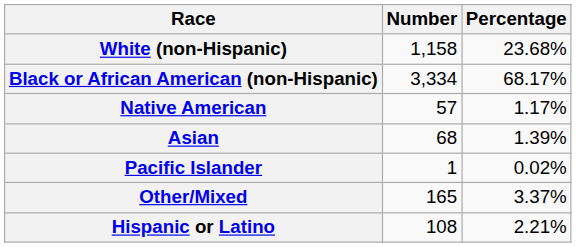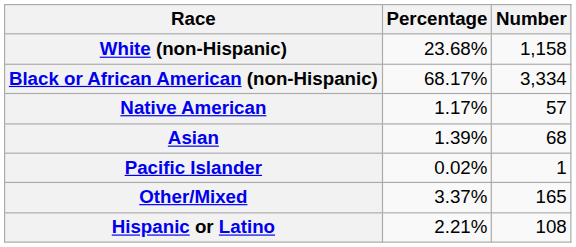columns swapped: (422, 19) <-> (516, 19)
